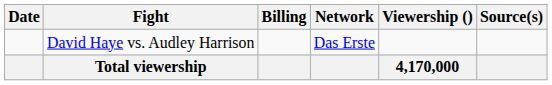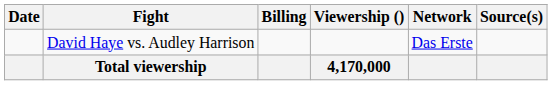columns swapped: (344, 17) <-> (428, 17)
